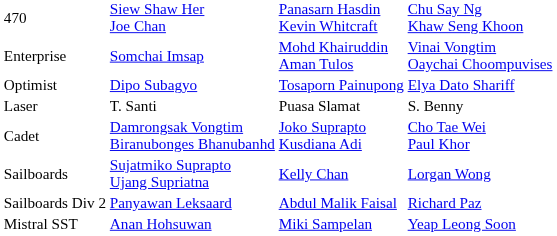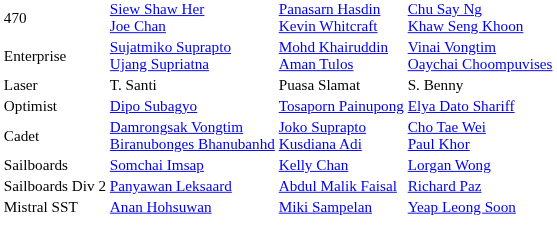(157, 55) Somchai Imsap -> (170, 55) Sujatmiko Suprapto Ujang Supriatna
rows swapped: (21, 106) <-> (30, 85)
(170, 173) Sujatmiko Suprapto Ujang Supriatna -> (157, 165) Somchai Imsap
